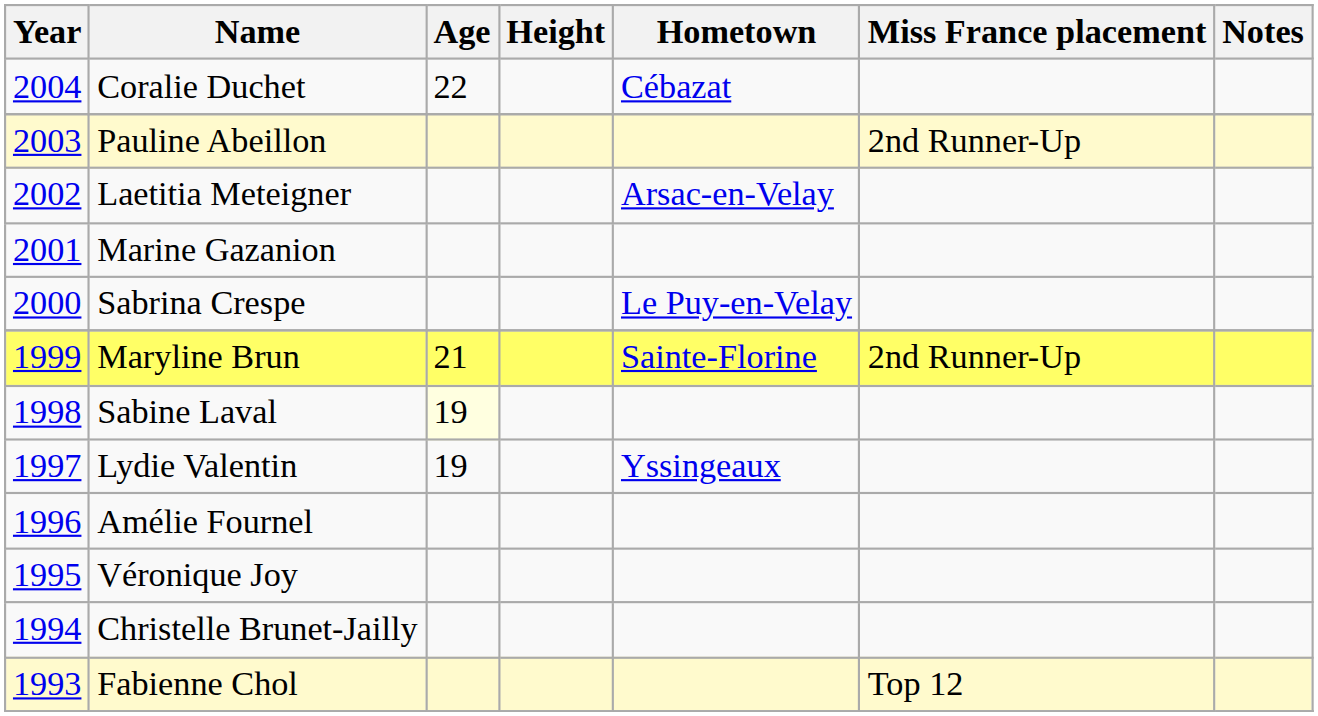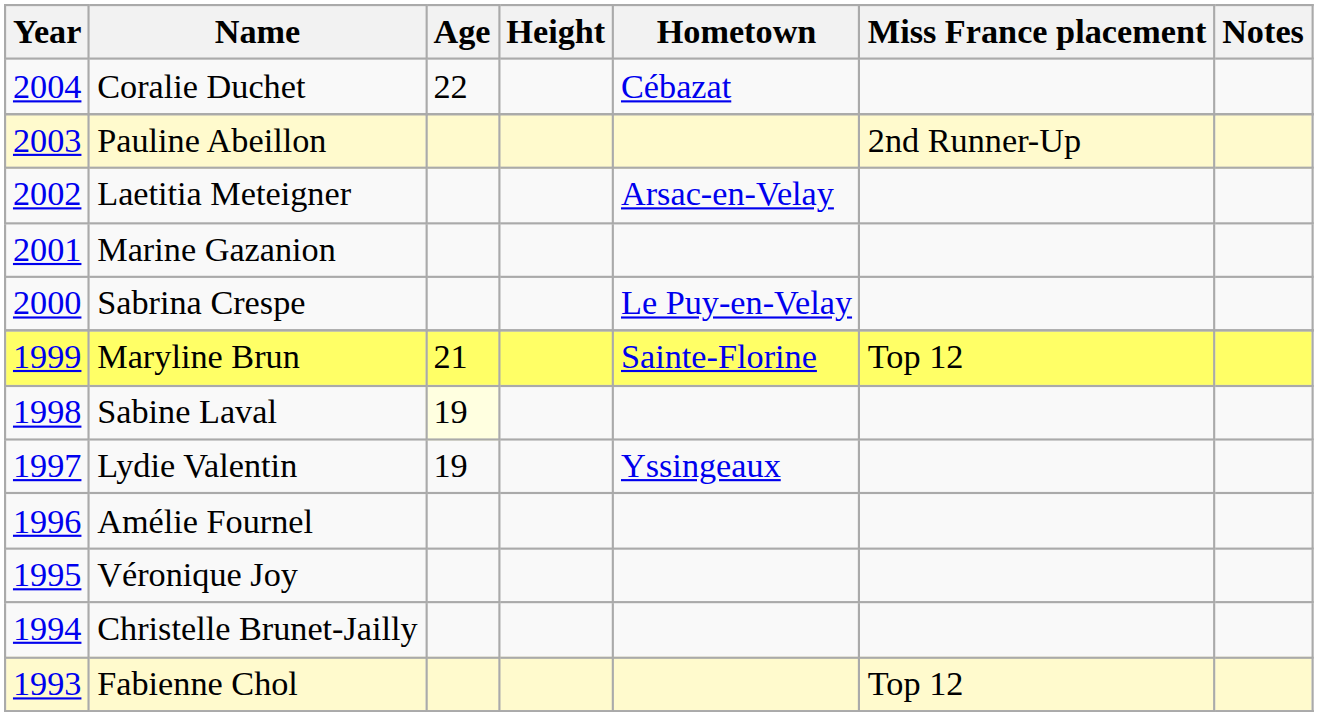(974, 357) 2nd Runner-Up -> (916, 357) Top 12
